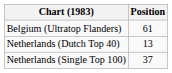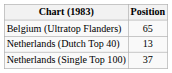(148, 28) 61 -> (148, 28) 65
